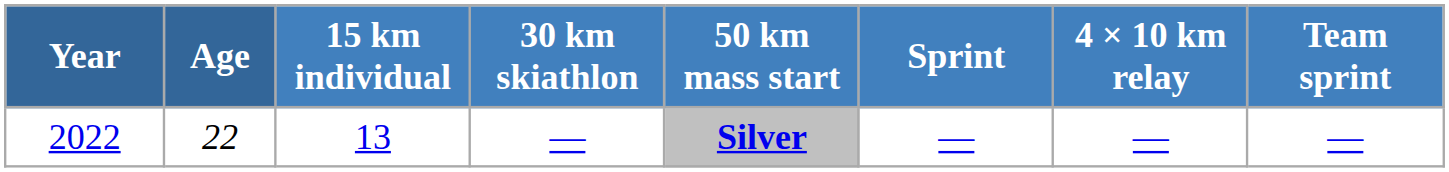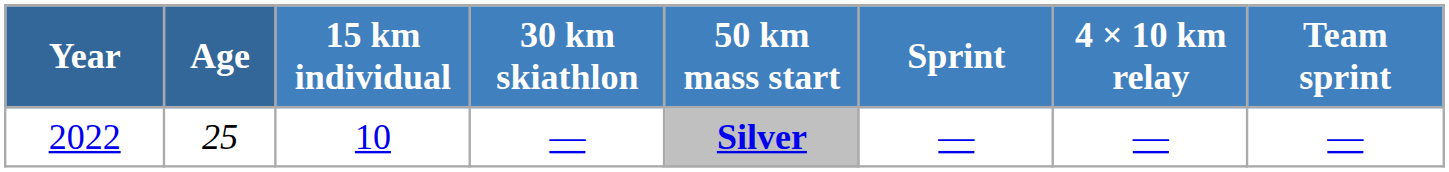(220, 136) 22 -> (220, 136) 25
(373, 136) 13 -> (373, 136) 10
